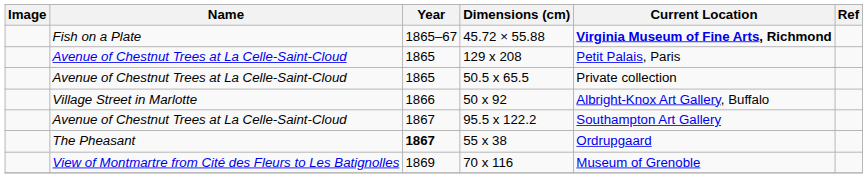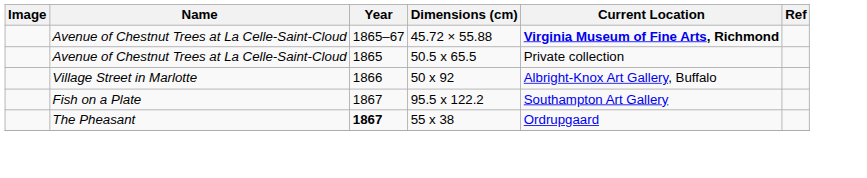(97, 36) Fish on a Plate -> (200, 36) Avenue of Chestnut Trees at La Celle-Saint-Cloud
- row: (492, 57)
(200, 120) Avenue of Chestnut Trees at La Celle-Saint-Cloud -> (97, 99) Fish on a Plate
- row: (488, 162)
